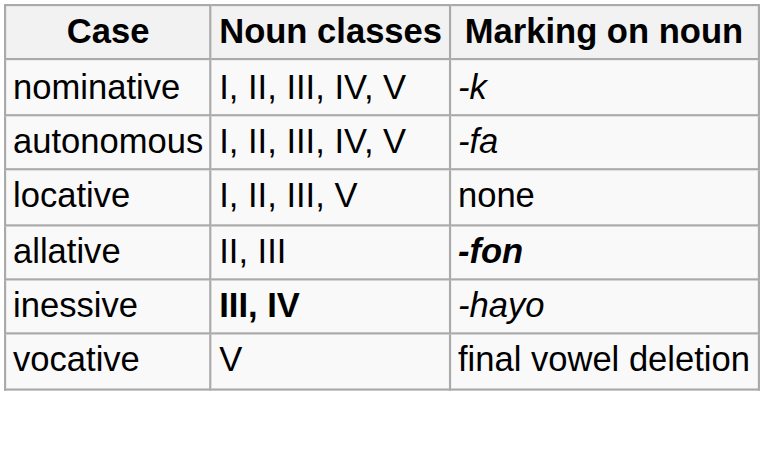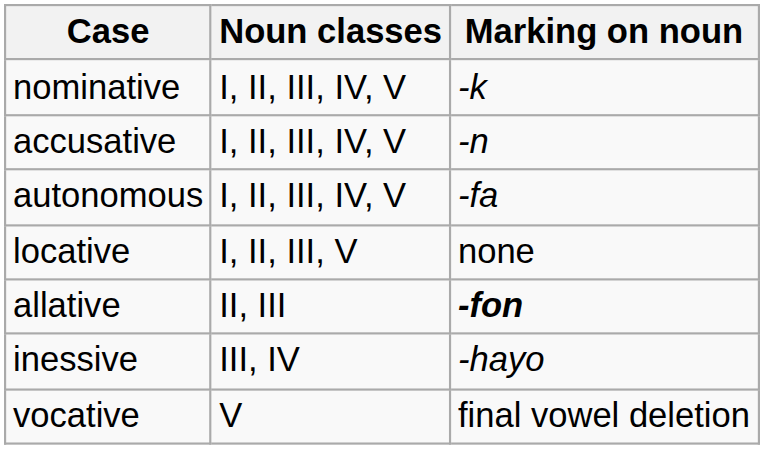+ row: (95, 141)
(260, 305) bold -> (260, 360) normal
